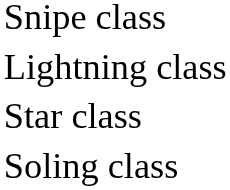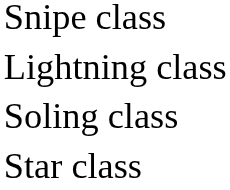rows swapped: (91, 166) <-> (73, 116)
